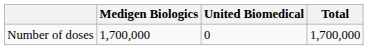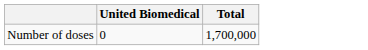- column: (149, 14)
